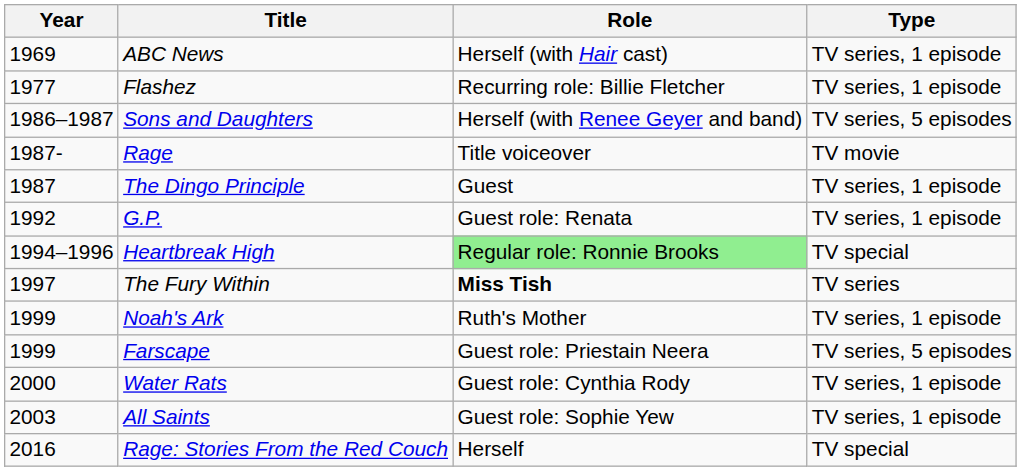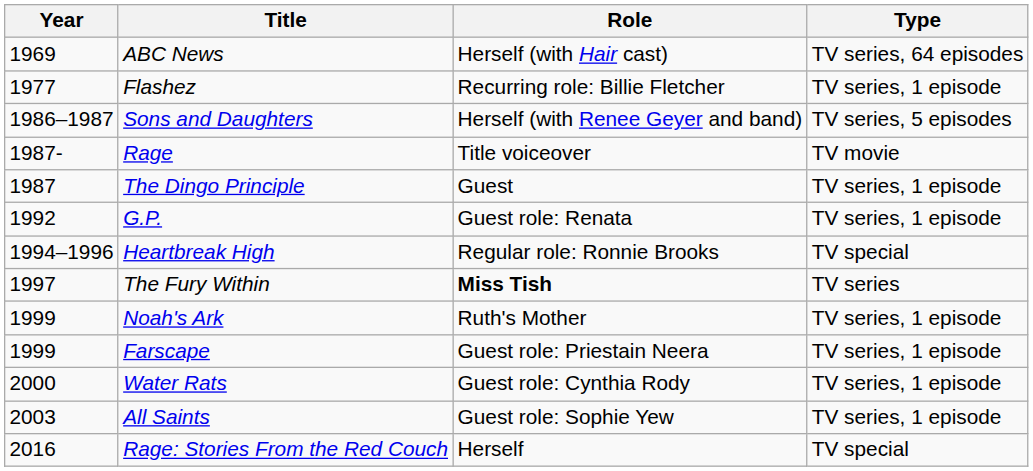(907, 53) TV series, 1 episode -> (918, 53) TV series, 64 episodes
(588, 251) lightgreen background -> (588, 251) no background
(912, 350) TV series, 5 episodes -> (907, 350) TV series, 1 episode
